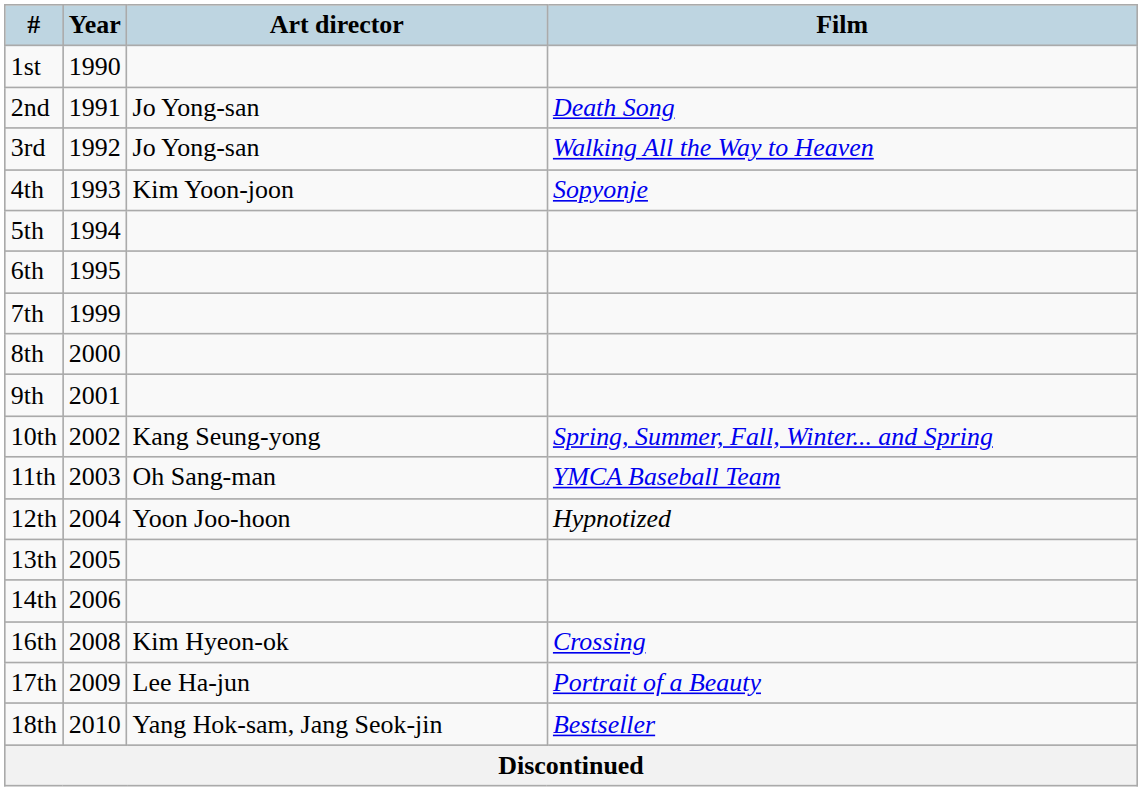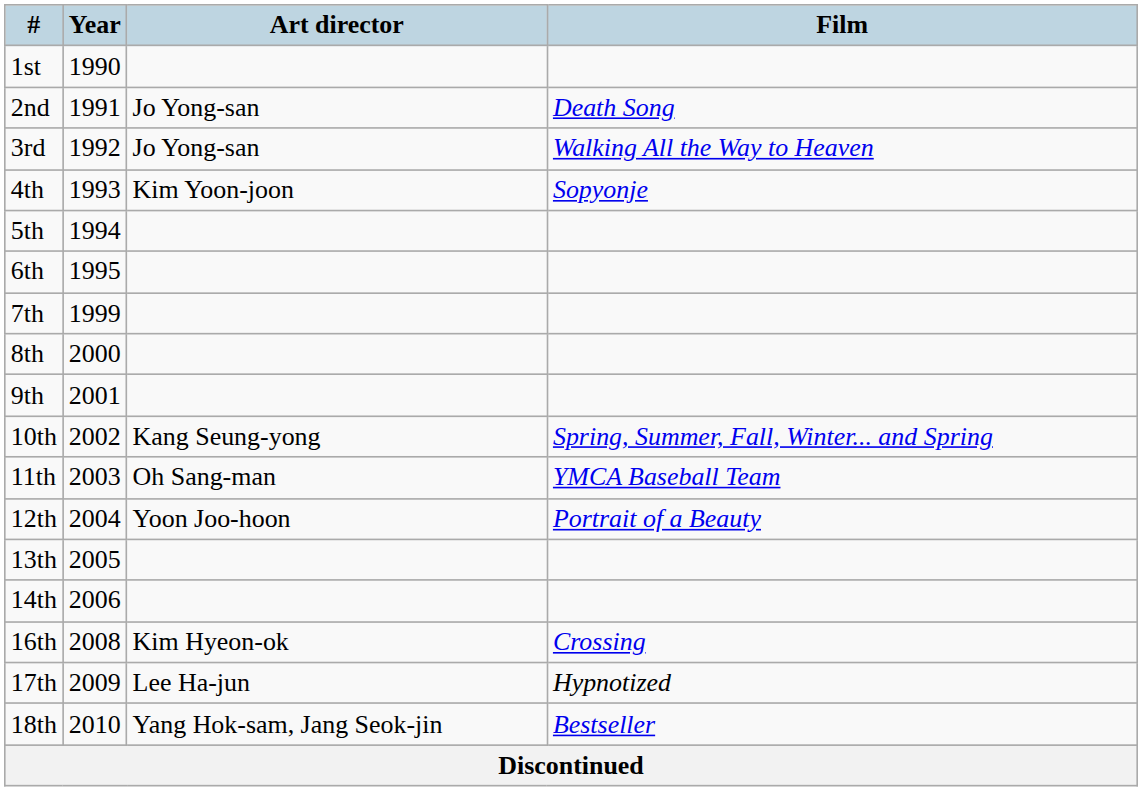(612, 518) Hypnotized -> (657, 518) Portrait of a Beauty
(657, 682) Portrait of a Beauty -> (612, 682) Hypnotized
